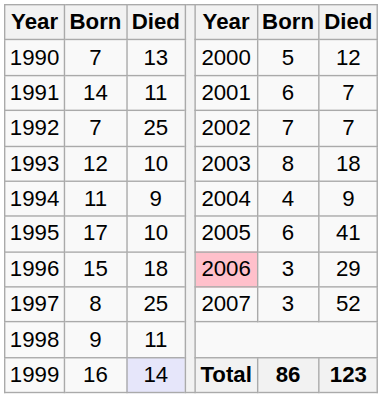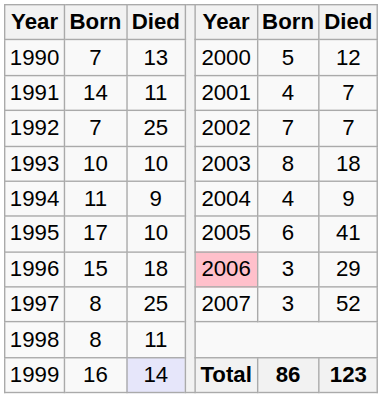(288, 92) 6 -> (288, 92) 4
(95, 163) 12 -> (95, 163) 10
(95, 339) 9 -> (95, 339) 8
